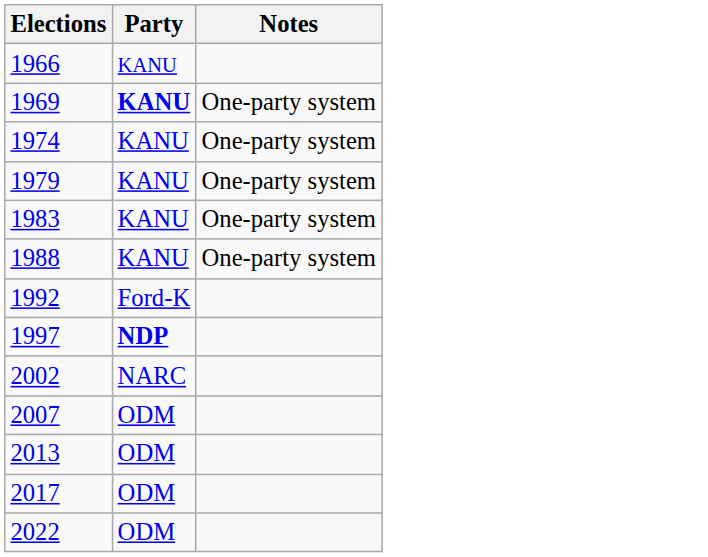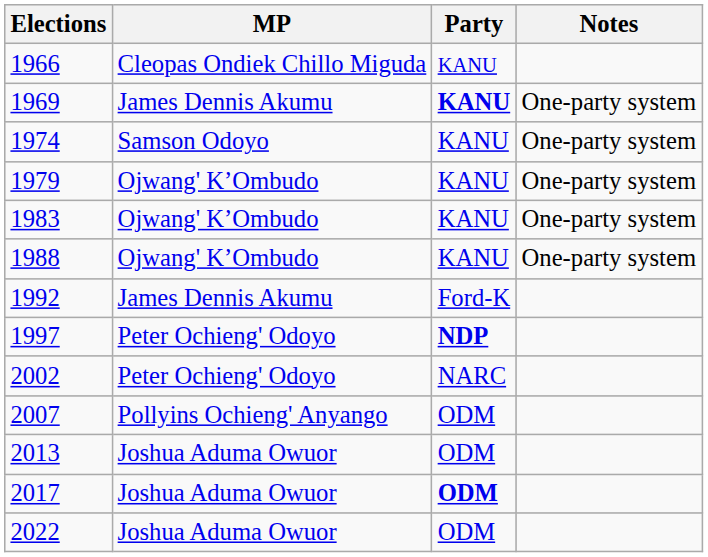+ column: (272, 24)
(146, 492) normal -> (468, 492) bold
